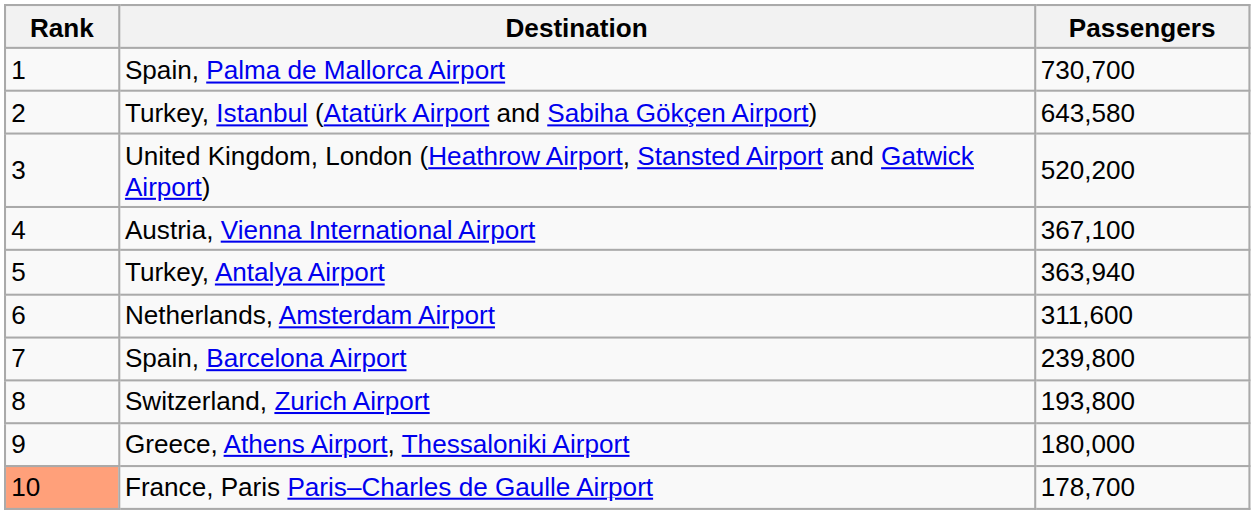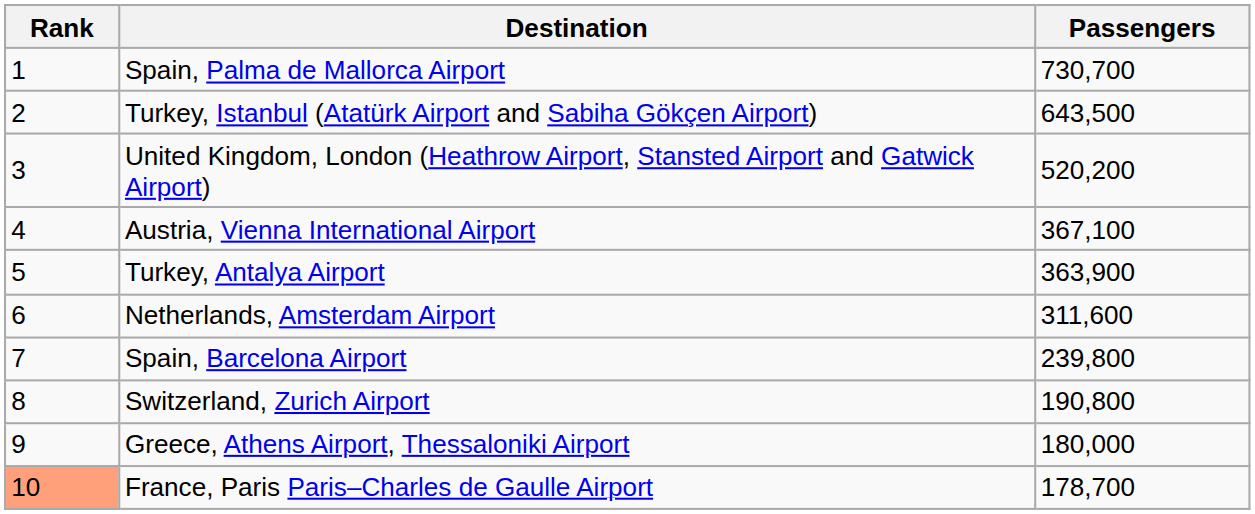(1088, 112) 643,580 -> (1088, 112) 643,500
(1088, 272) 363,940 -> (1088, 272) 363,900
(1088, 401) 193,800 -> (1088, 401) 190,800
